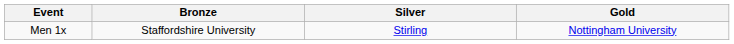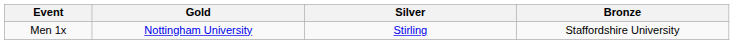columns swapped: (622, 13) <-> (198, 13)
